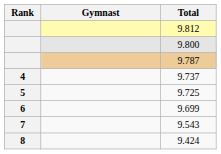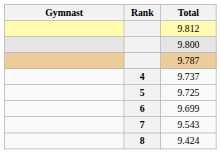columns swapped: (23, 12) <-> (101, 12)
